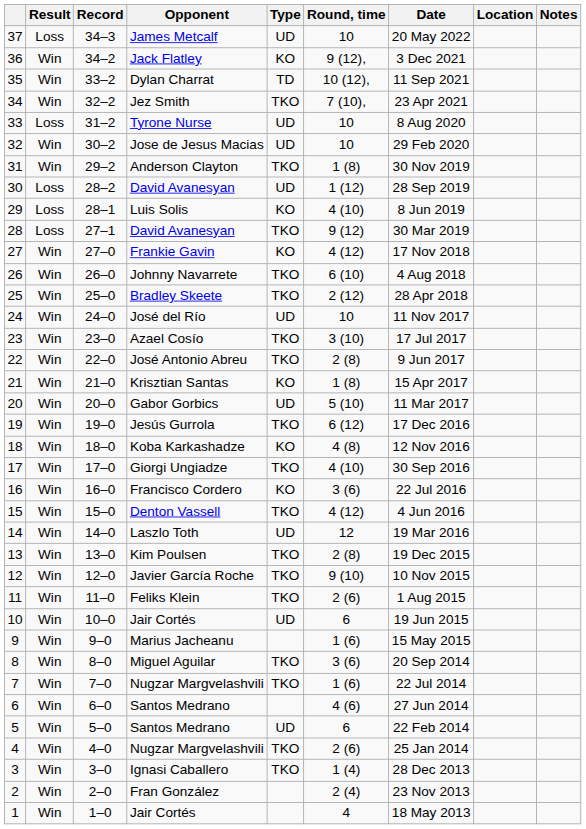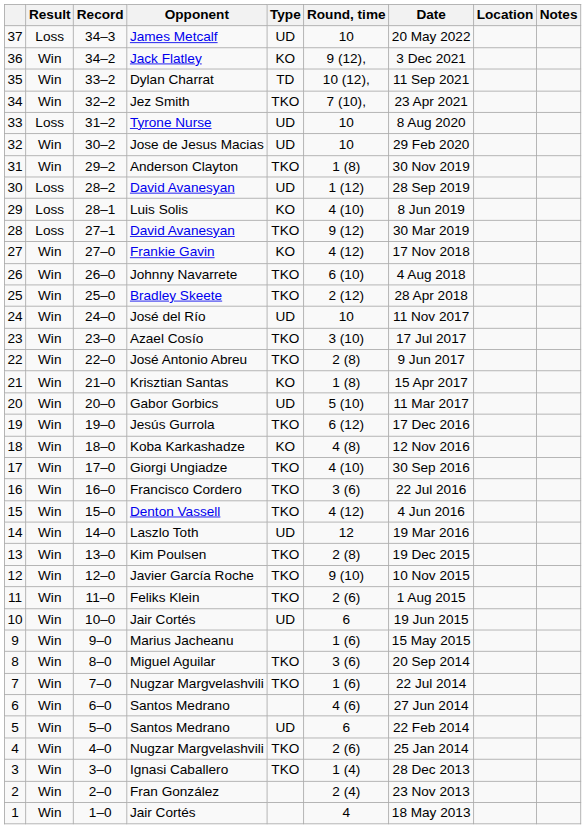(285, 489) KO -> (285, 489) TKO
